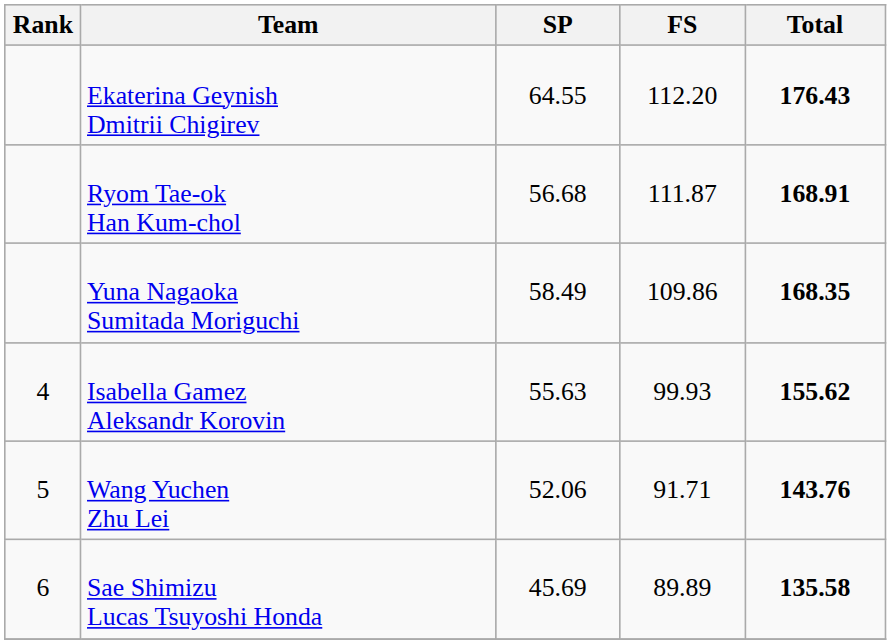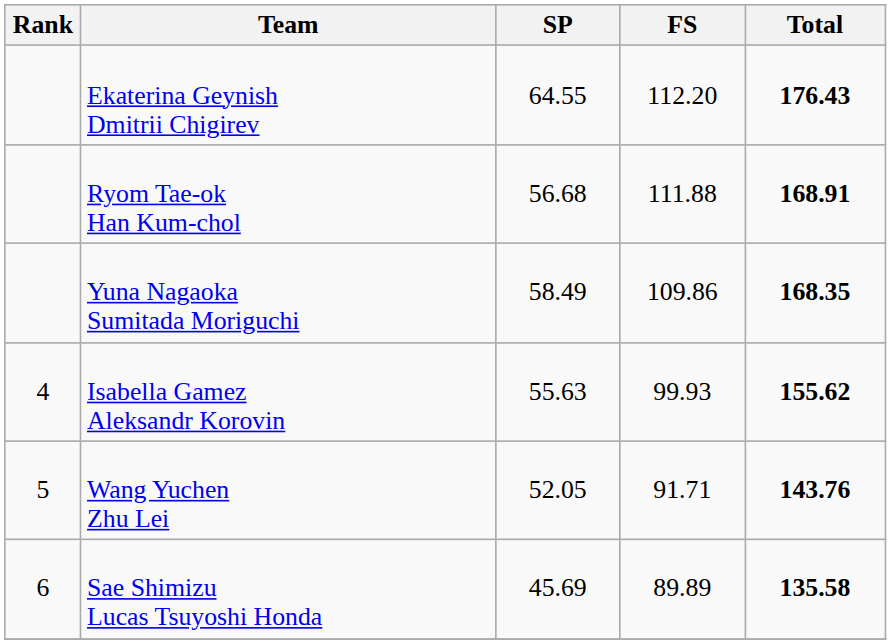(682, 193) 111.87 -> (682, 193) 111.88
(558, 490) 52.06 -> (558, 490) 52.05
